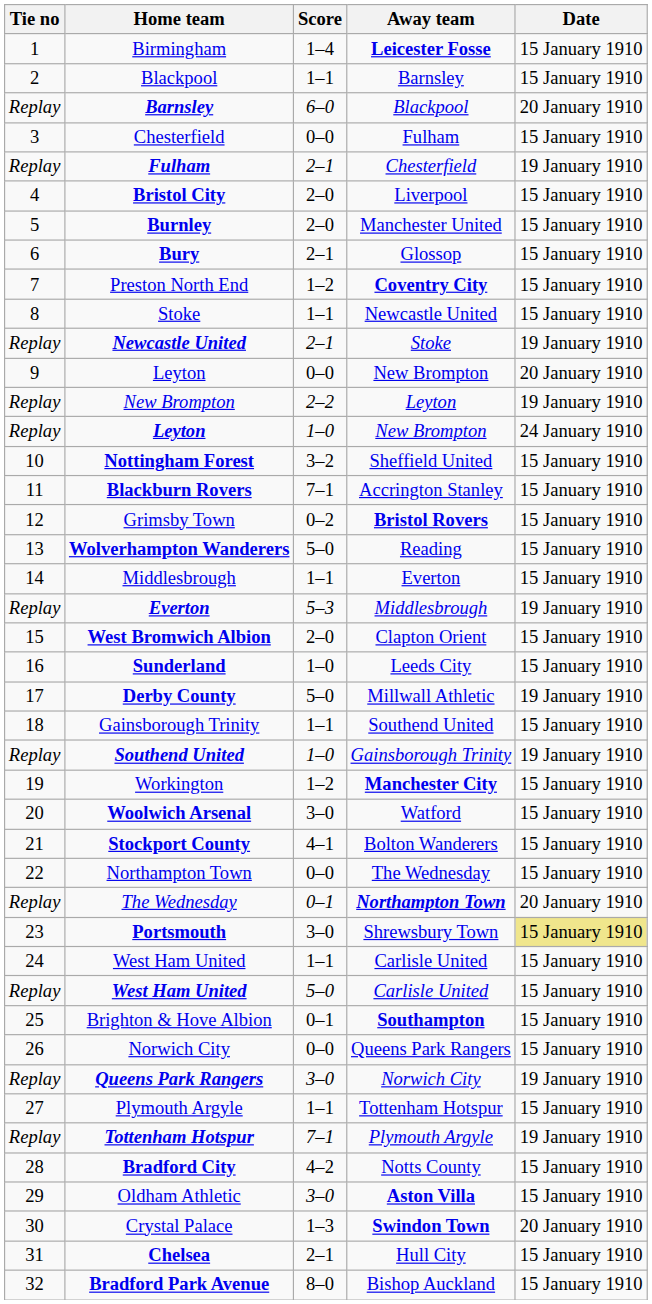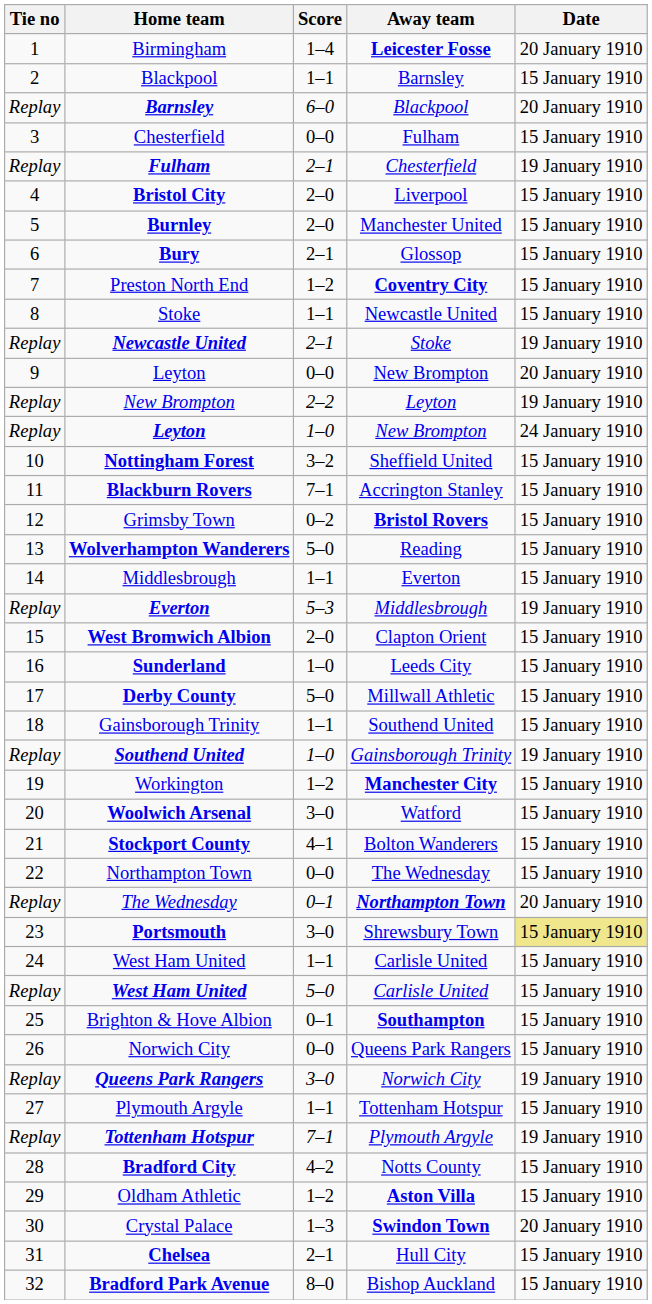(581, 48) 15 January 1910 -> (581, 48) 20 January 1910
(581, 696) 19 January 1910 -> (581, 696) 15 January 1910
(320, 1196) 3–0 -> (320, 1196) 1–2
